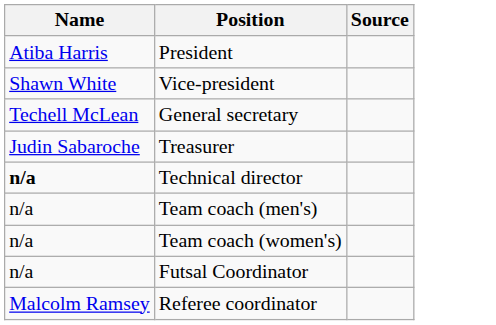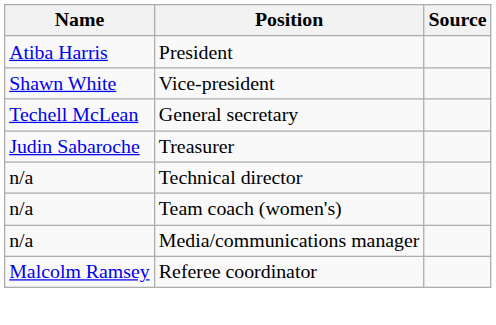(22, 177) bold -> (21, 177) normal
- row: (238, 209)
+ row: (289, 240)
- row: (234, 271)
